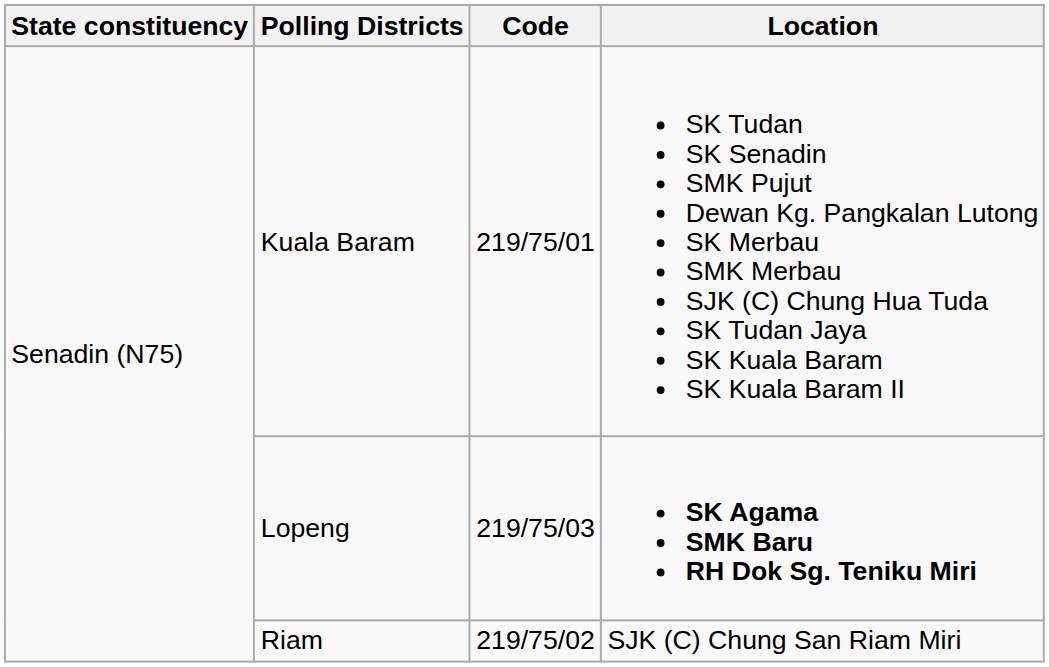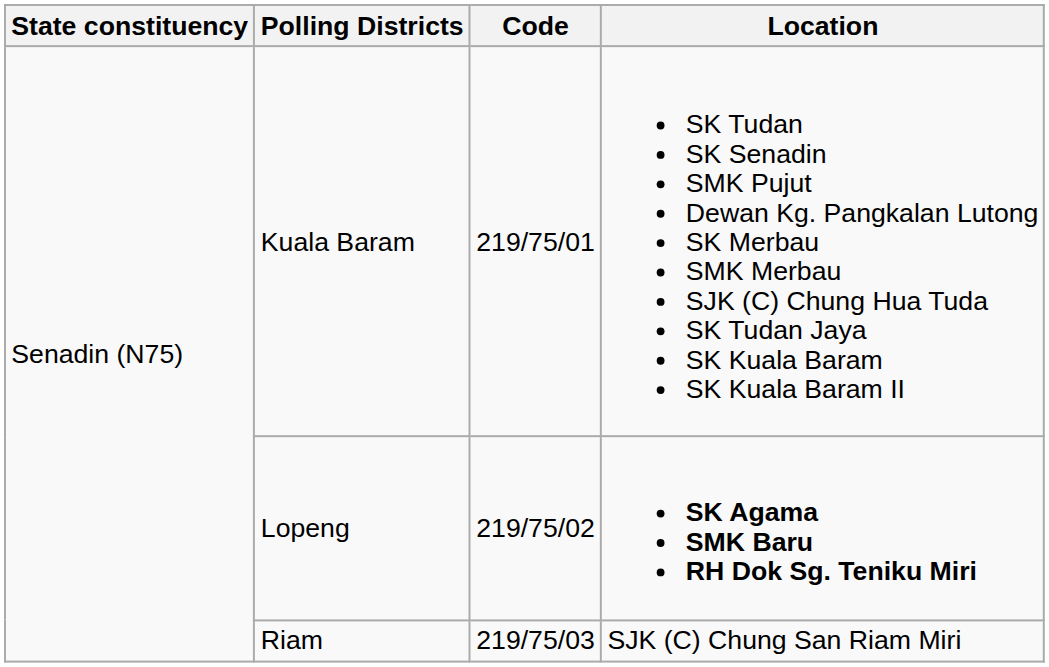(536, 528) 219/75/03 -> (536, 528) 219/75/02
(536, 640) 219/75/02 -> (536, 640) 219/75/03
